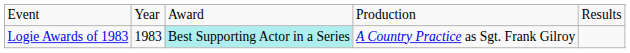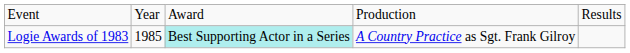(148, 36) 1983 -> (148, 36) 1985
